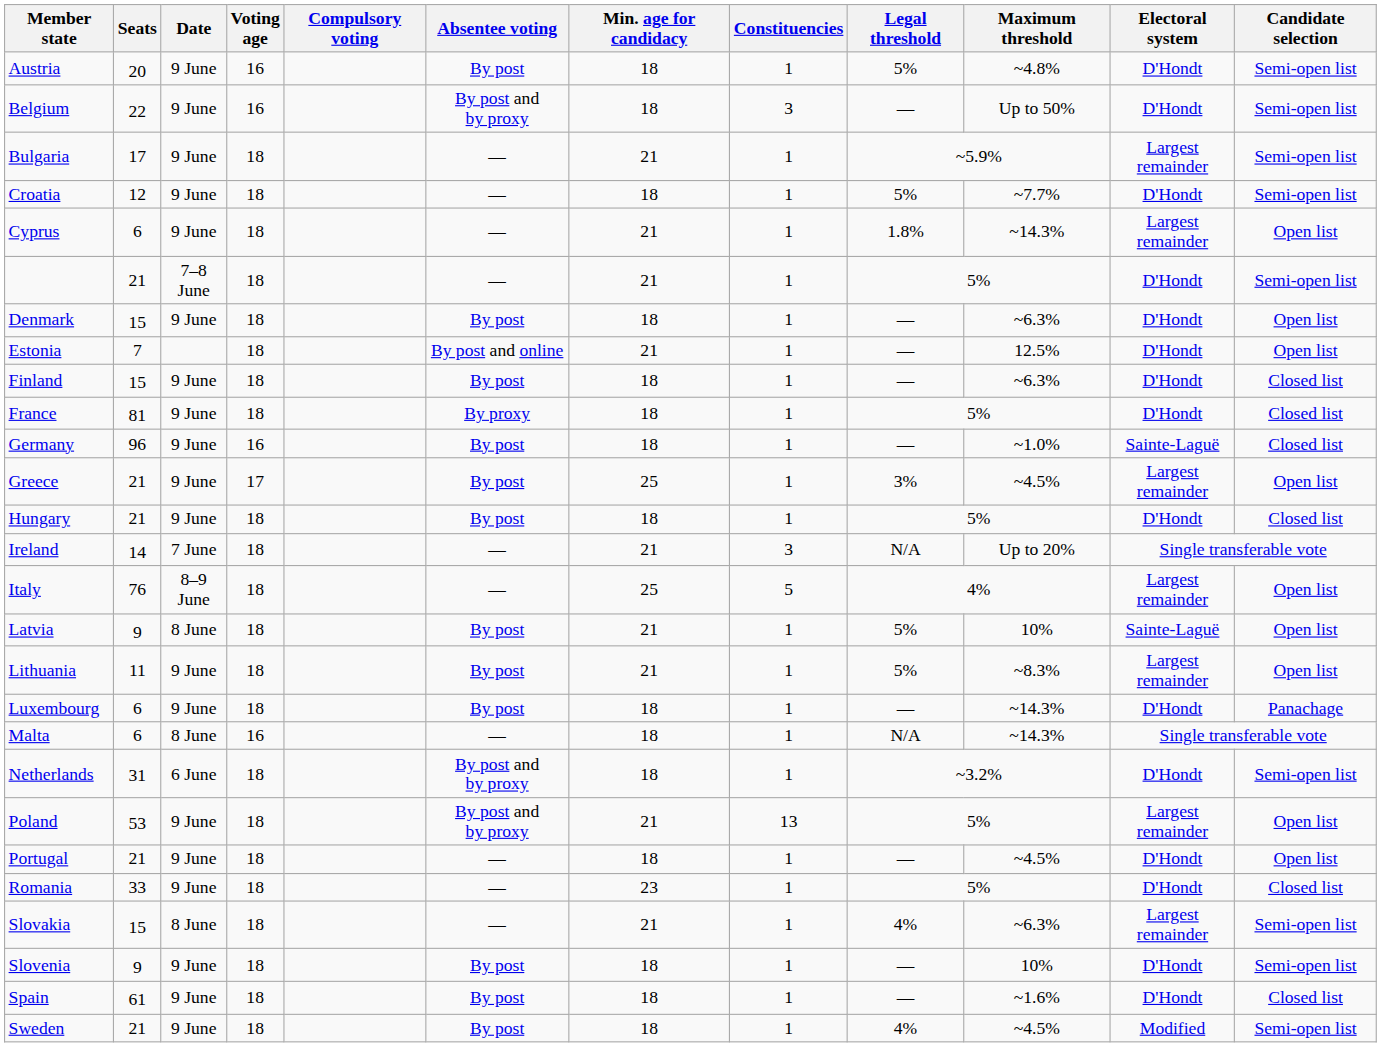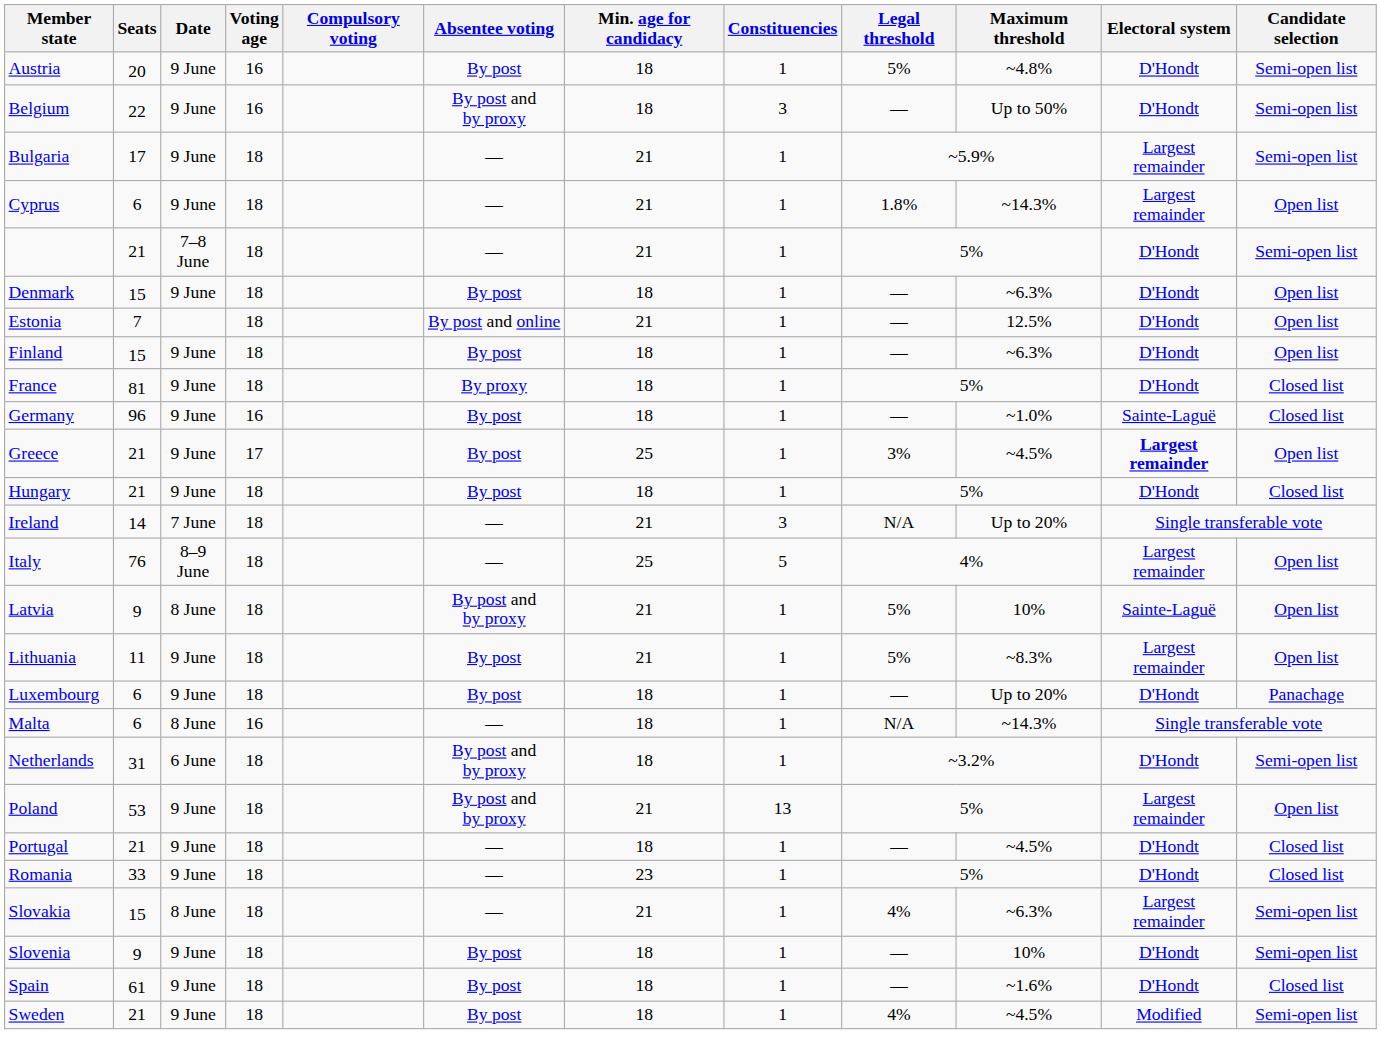- row: (35, 194)
(1306, 380) Closed list -> (1306, 352) Open list
(1172, 481) normal -> (1169, 453) bold
(497, 629) By post -> (494, 609) By post and by proxy
(1037, 707) ~14.3% -> (1029, 694) Up to 20%
(1306, 859) Open list -> (1306, 846) Closed list
